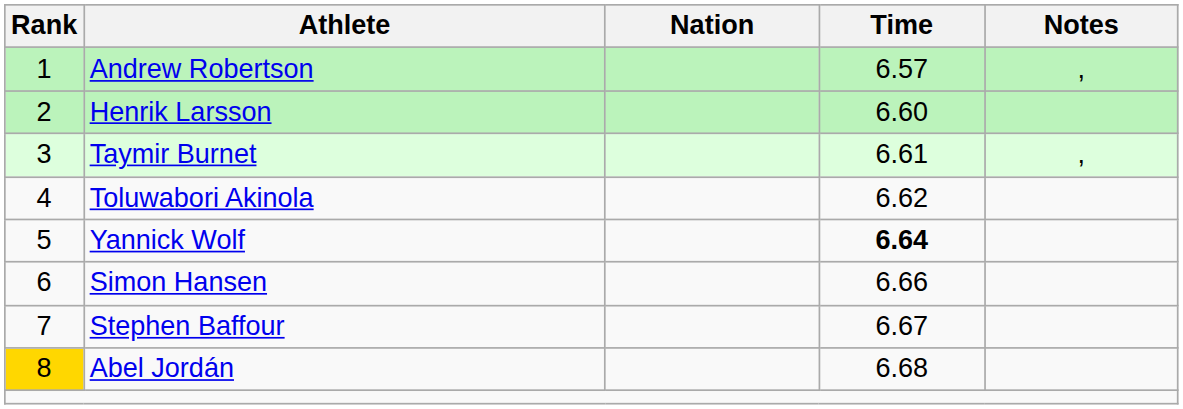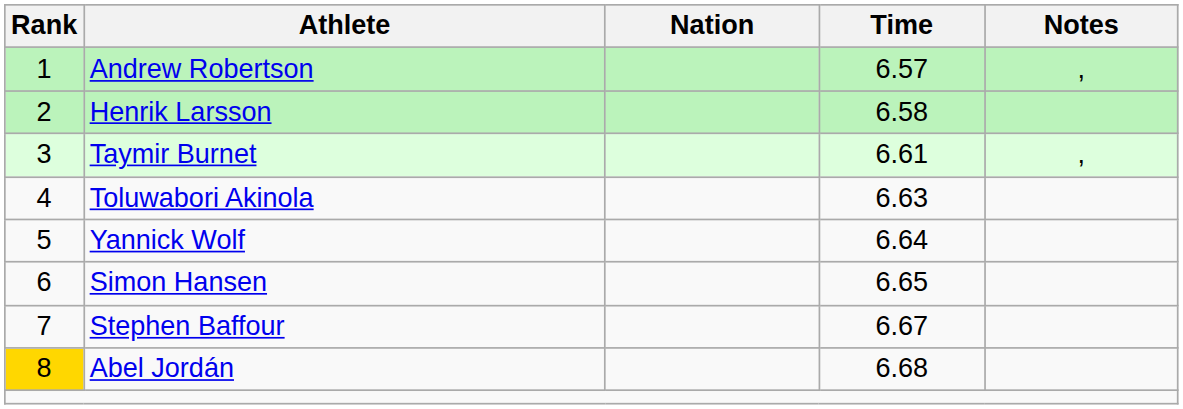(902, 111) 6.60 -> (902, 111) 6.58
(902, 197) 6.62 -> (902, 197) 6.63
(902, 240) bold -> (902, 240) normal
(902, 283) 6.66 -> (902, 283) 6.65
